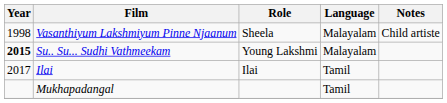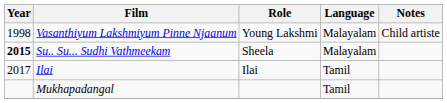(258, 32) Sheela -> (280, 32) Young Lakshmi
(280, 51) Young Lakshmi -> (258, 51) Sheela
